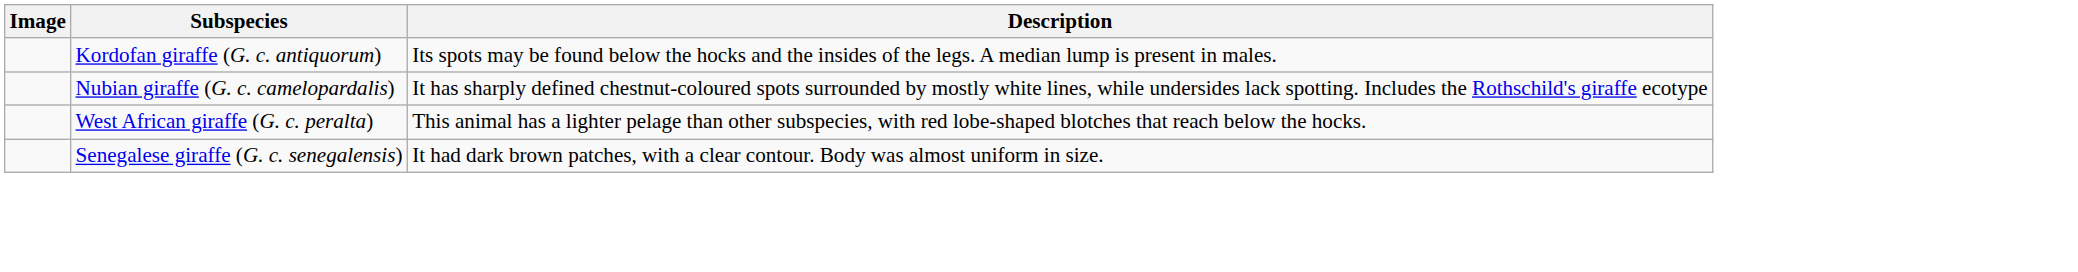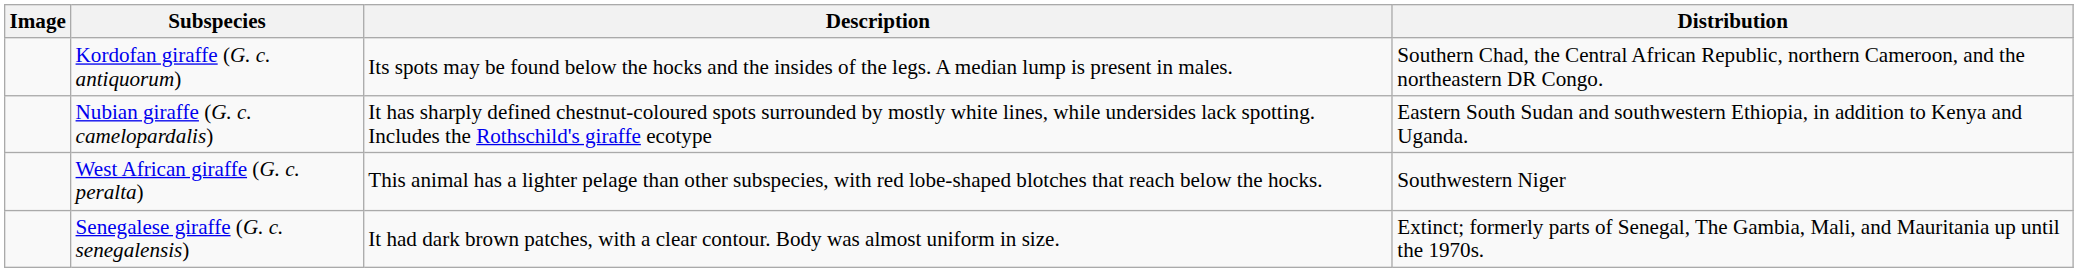+ column: (1733, 21)
